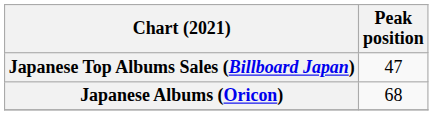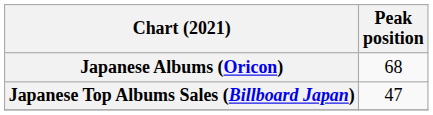rows swapped: (182, 95) <-> (182, 67)
